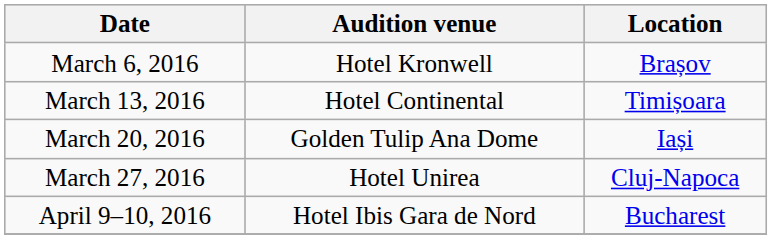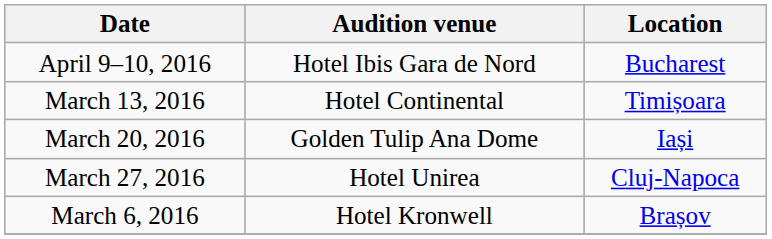rows swapped: (125, 62) <-> (125, 215)
